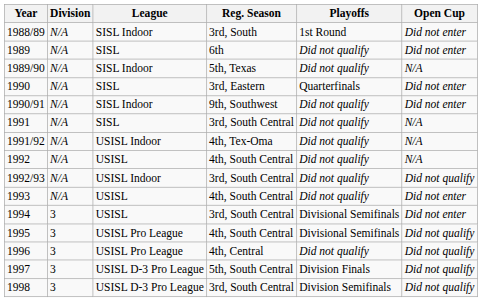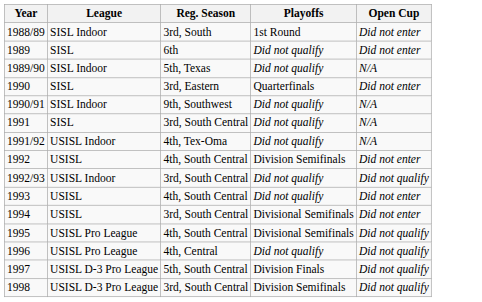- column: (70, 13)
(435, 104) Did not enter -> (368, 104) N/A
(334, 159) Did not qualify -> (299, 159) Division Semifinals
(414, 159) N/A -> (390, 159) Did not enter
